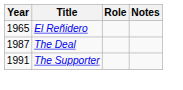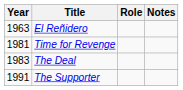(18, 28) 1965 -> (18, 28) 1963
+ row: (75, 45)
(18, 45) 1987 -> (18, 61) 1983
